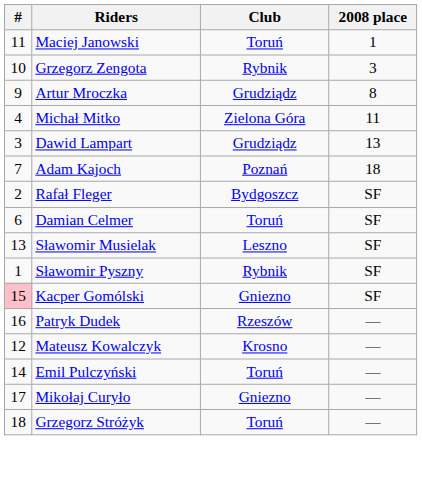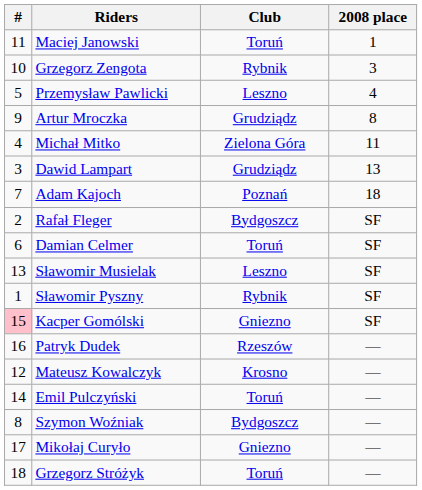+ row: (102, 93)
+ row: (89, 422)
